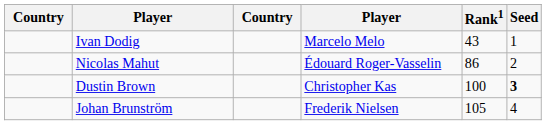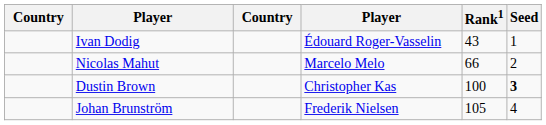(344, 41) Marcelo Melo -> (373, 41) Édouard Roger-Vasselin
(373, 64) Édouard Roger-Vasselin -> (344, 64) Marcelo Melo
(472, 64) 86 -> (472, 64) 66
